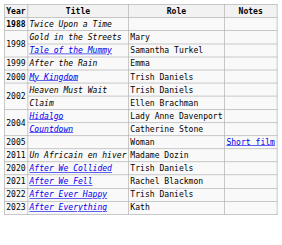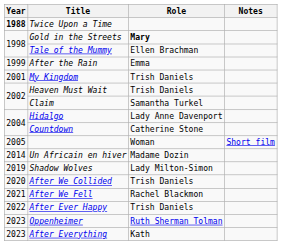(140, 37) normal -> (140, 37) bold
(167, 50) Samantha Turkel -> (164, 50) Ellen Brachman
(16, 77) 2000 -> (16, 77) 2001
(164, 103) Ellen Brachman -> (167, 103) Samantha Turkel
(16, 155) 2011 -> (16, 155) 2014
+ row: (61, 169)
+ row: (56, 221)
